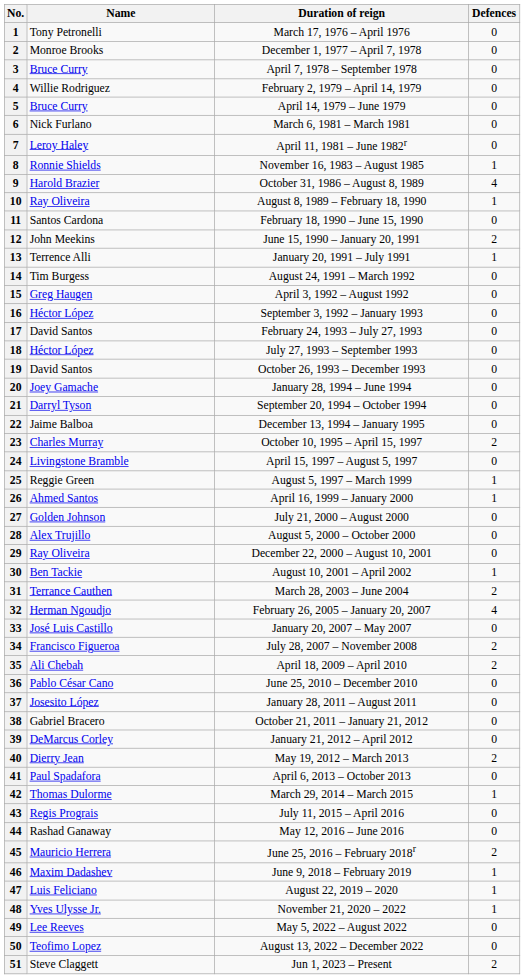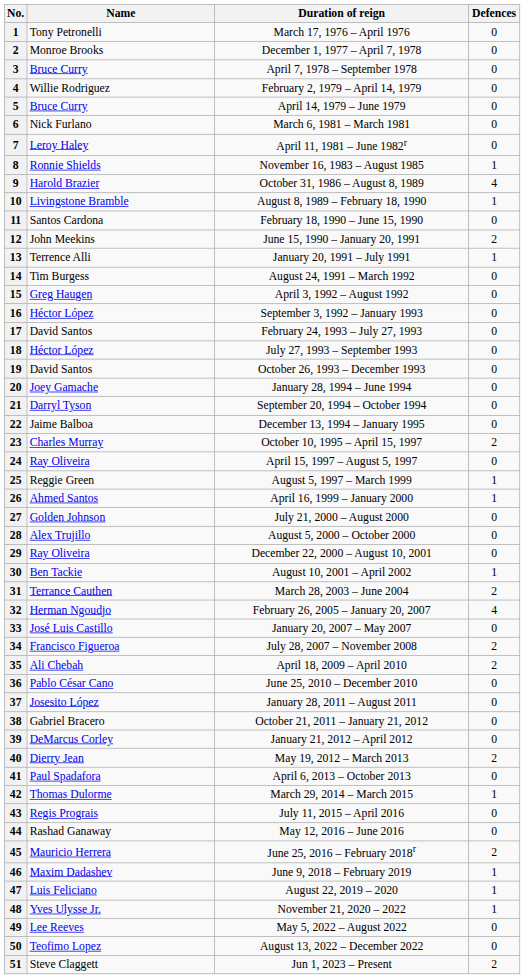(60, 202) Ray Oliveira -> (79, 202) Livingstone Bramble
(79, 461) Livingstone Bramble -> (60, 461) Ray Oliveira
